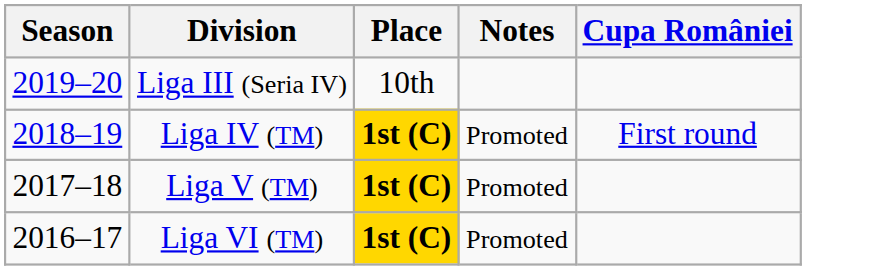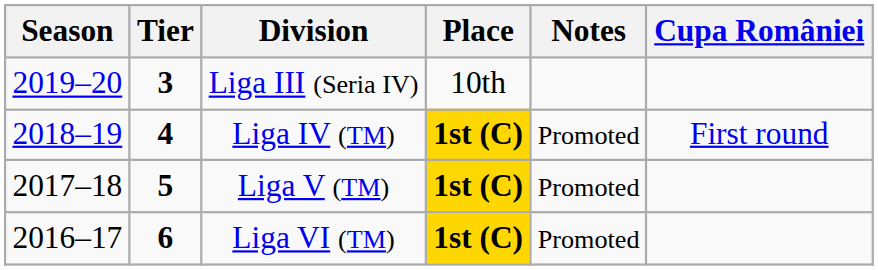+ column: (165, 30)
